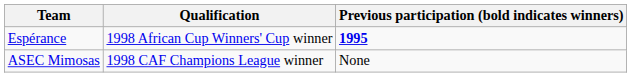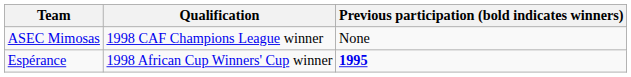rows swapped: (54, 60) <-> (37, 38)
